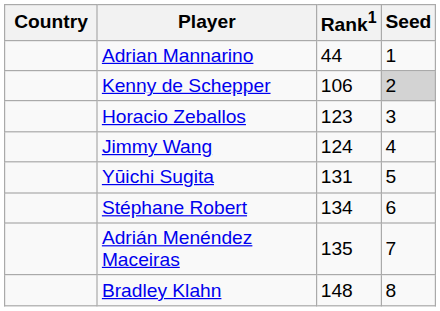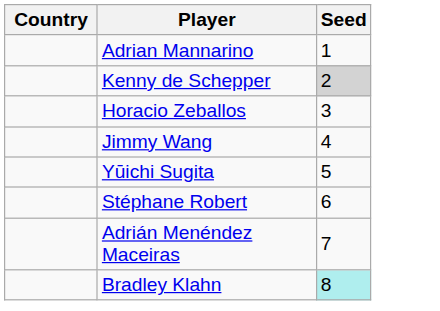- column: (349, 22)
(391, 290) no background -> (326, 284) paleturquoise background
